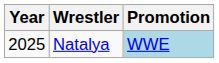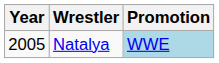(27, 44) 2025 -> (27, 44) 2005
